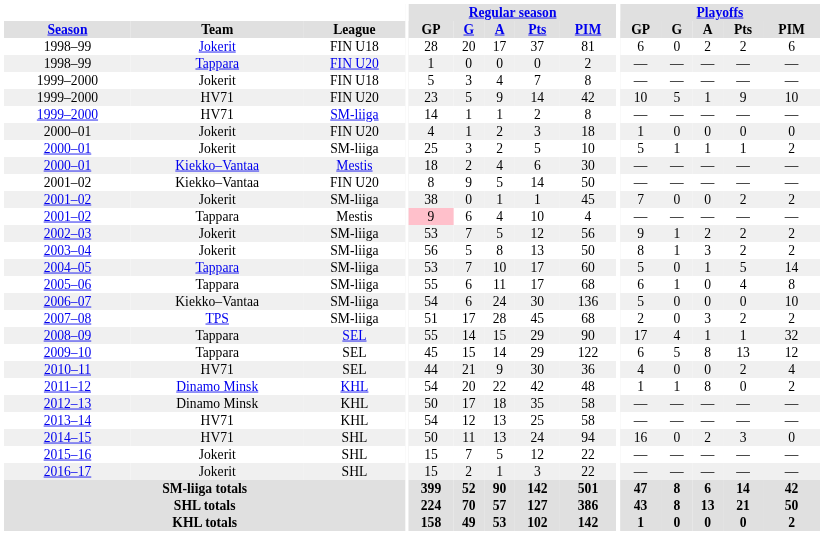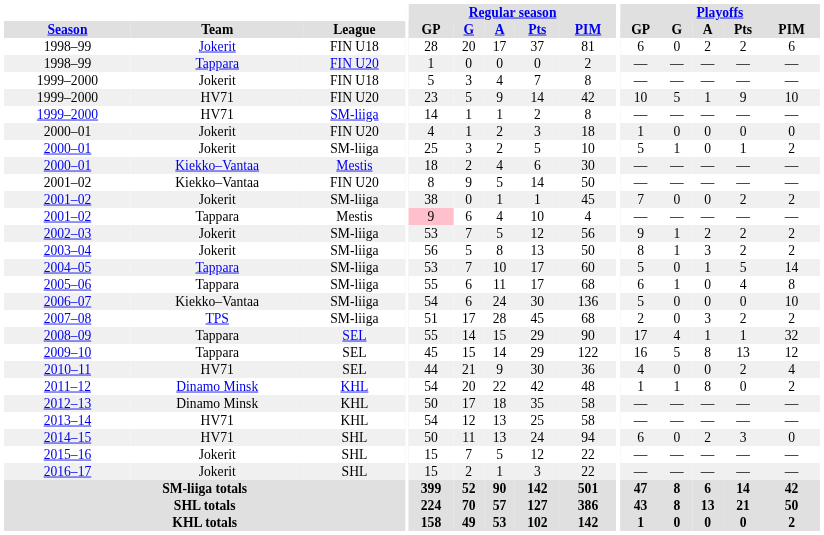(708, 148) 1 -> (708, 148) 0
(641, 352) 6 -> (641, 352) 16
(641, 437) 16 -> (641, 437) 6
